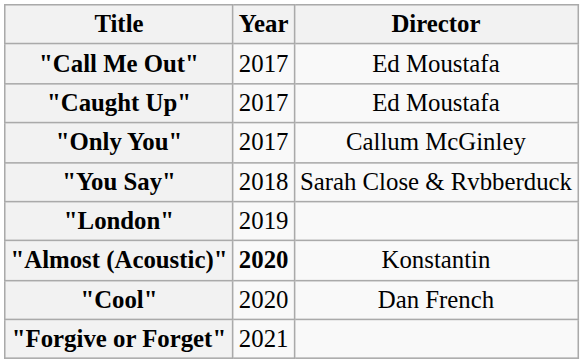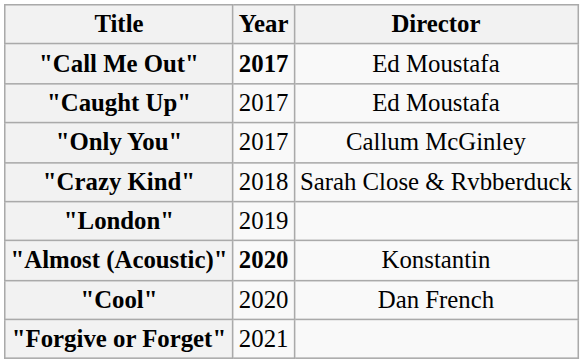(264, 63) normal -> (264, 63) bold
- row: (119, 181)
+ row: (119, 181)
